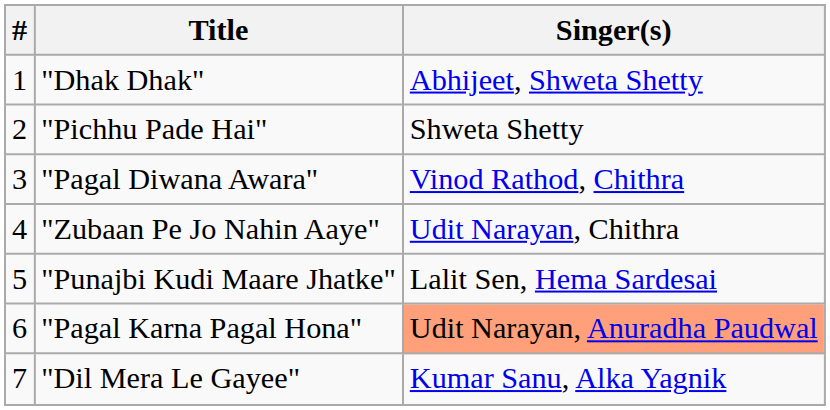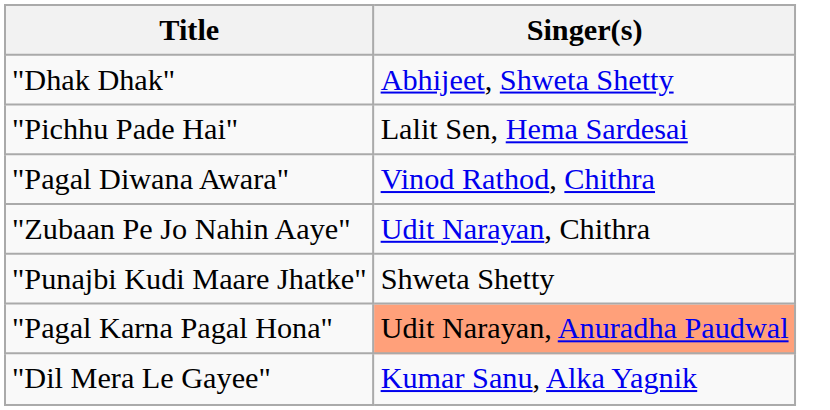- column: (20, 29)
(497, 129) Shweta Shetty -> (534, 129) Lalit Sen, Hema Sardesai
(563, 278) Lalit Sen, Hema Sardesai -> (468, 278) Shweta Shetty
